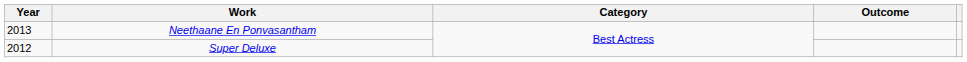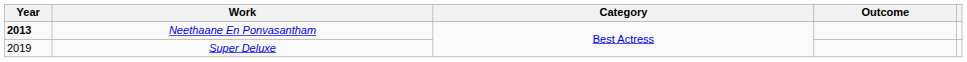(19, 30) normal -> (19, 30) bold
(19, 48) 2012 -> (19, 48) 2019
